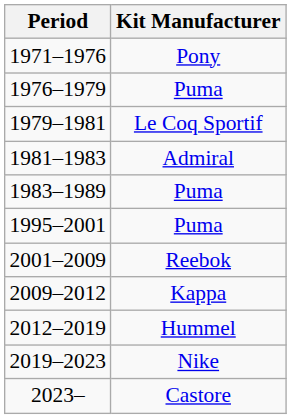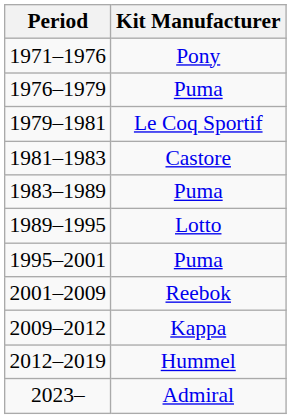(198, 157) Admiral -> (198, 157) Castore
+ row: (58, 225)
- row: (58, 361)
(198, 395) Castore -> (198, 395) Admiral
